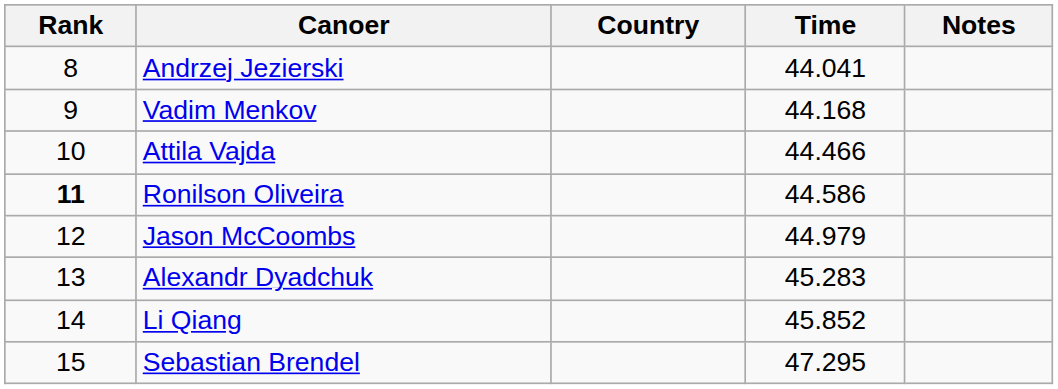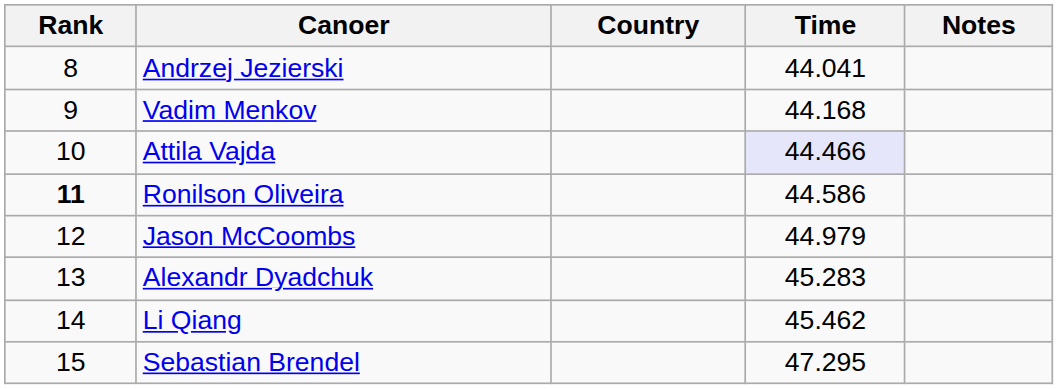(825, 151) no background -> (825, 151) lavender background
(825, 320) 45.852 -> (825, 320) 45.462
